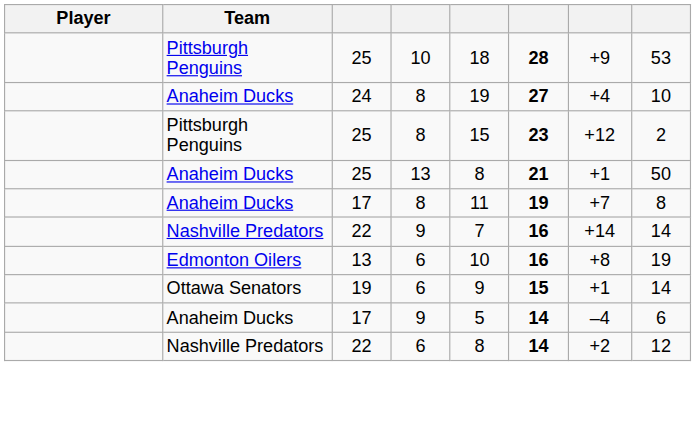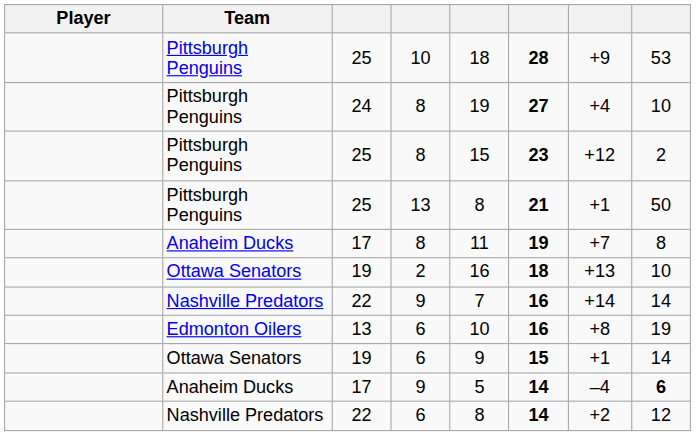(230, 96) Anaheim Ducks -> (207, 106) Pittsburgh Penguins
(230, 174) Anaheim Ducks -> (207, 204) Pittsburgh Penguins
+ row: (361, 272)
(661, 317) normal -> (661, 386) bold
